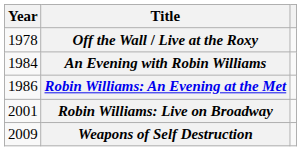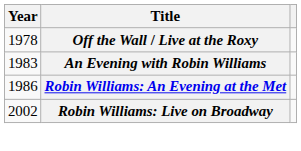(23, 63) 1984 -> (23, 63) 1983
(23, 110) 2001 -> (23, 110) 2002
- row: (165, 134)
